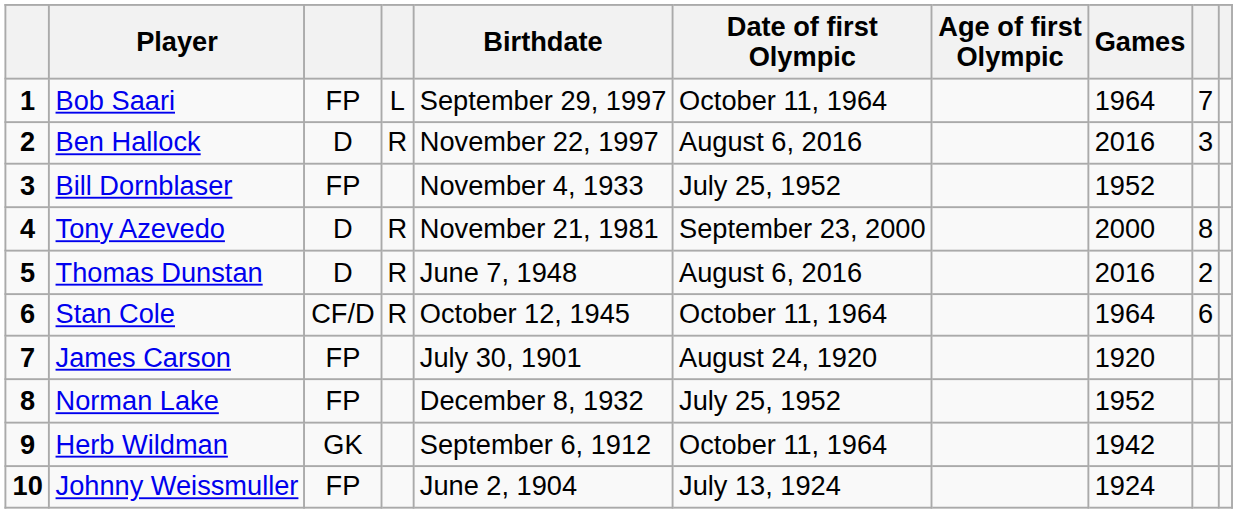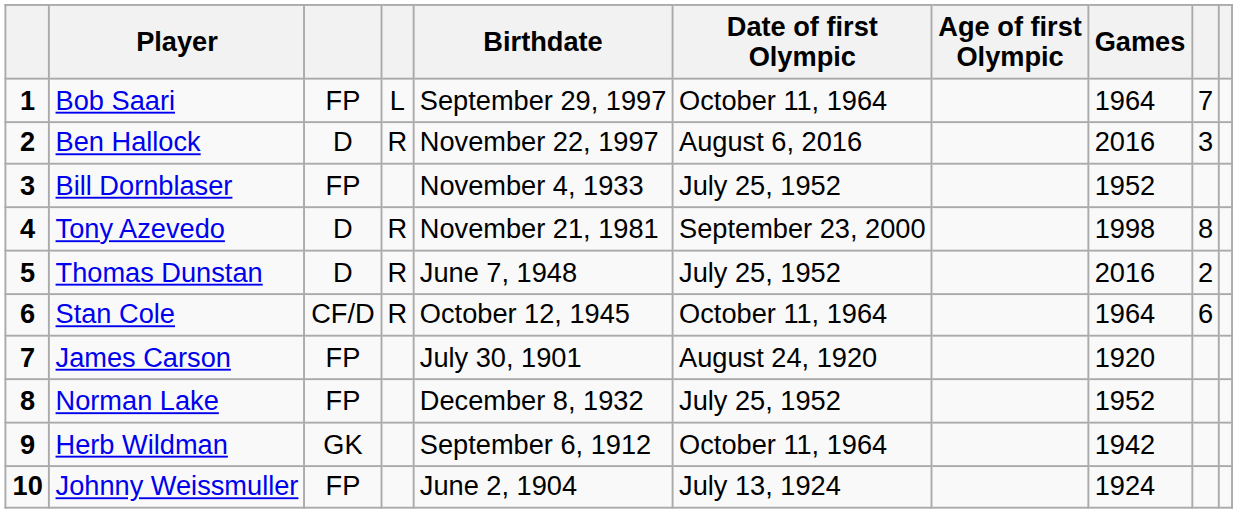(1125, 229) 2000 -> (1125, 229) 1998
(771, 272) August 6, 2016 -> (760, 272) July 25, 1952
